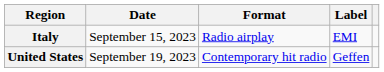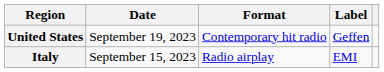rows swapped: (45, 36) <-> (45, 57)
